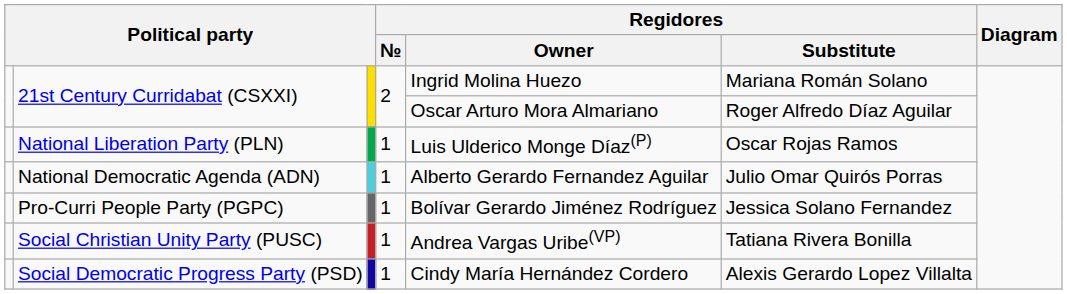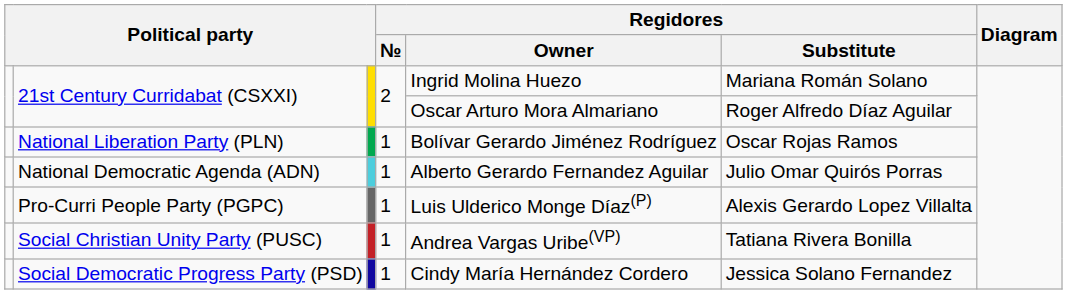(531, 144) Luis Ulderico Monge Díaz(P) -> (564, 141) Bolívar Gerardo Jiménez Rodríguez
(564, 207) Bolívar Gerardo Jiménez Rodríguez -> (531, 205) Luis Ulderico Monge Díaz(P)
(839, 207) Jessica Solano Fernandez -> (849, 205) Alexis Gerardo Lopez Villalta
(849, 273) Alexis Gerardo Lopez Villalta -> (839, 273) Jessica Solano Fernandez
